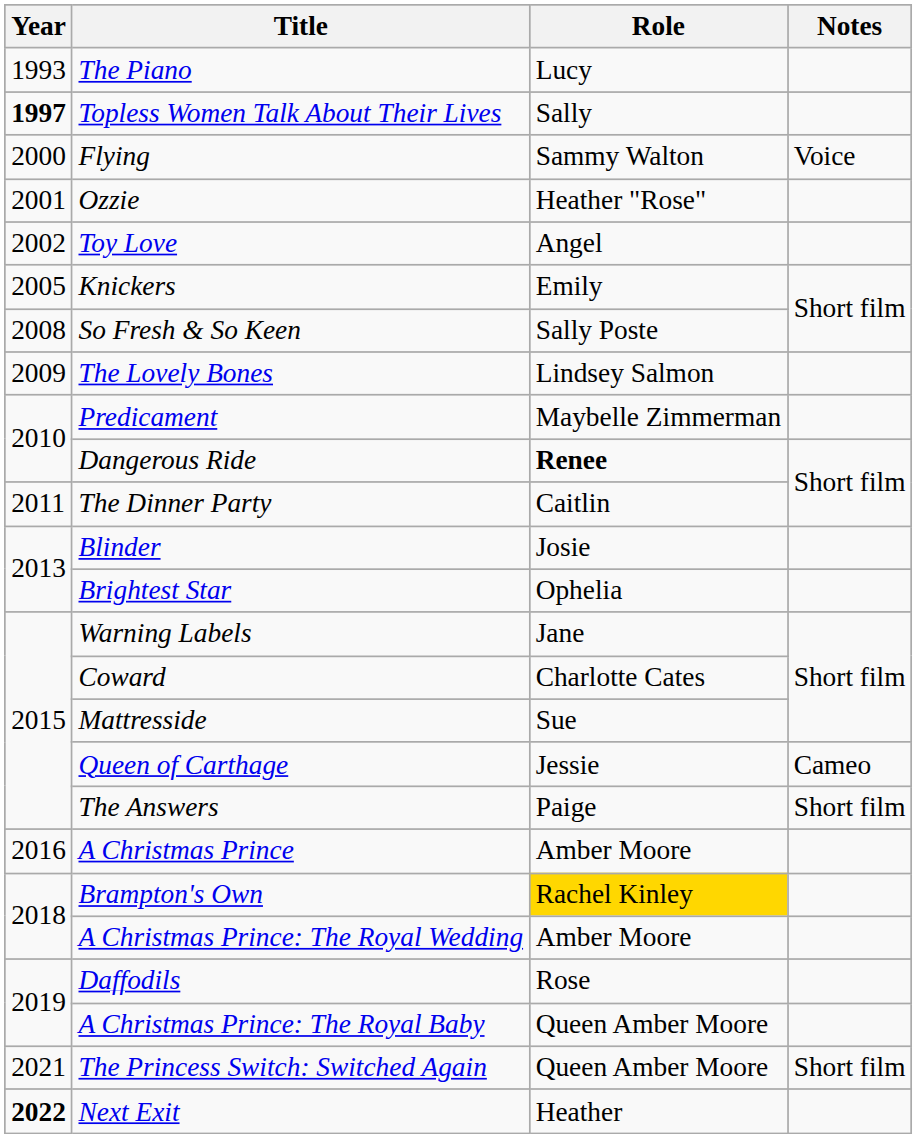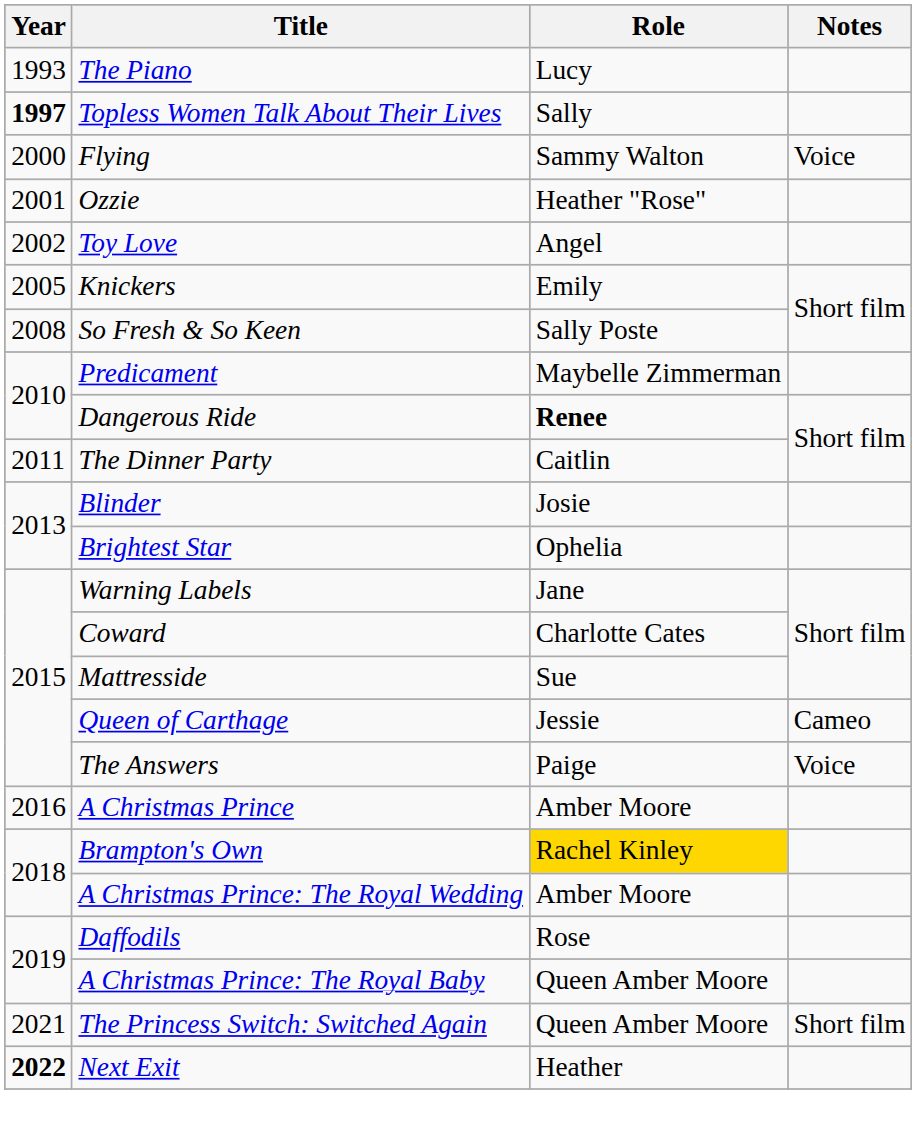- row: (176, 373)
(850, 807) Short film -> (825, 763) Voice
